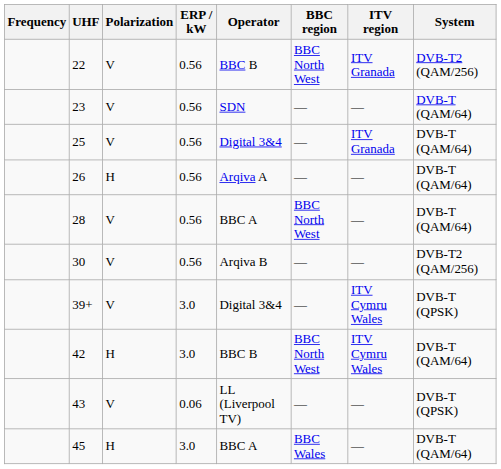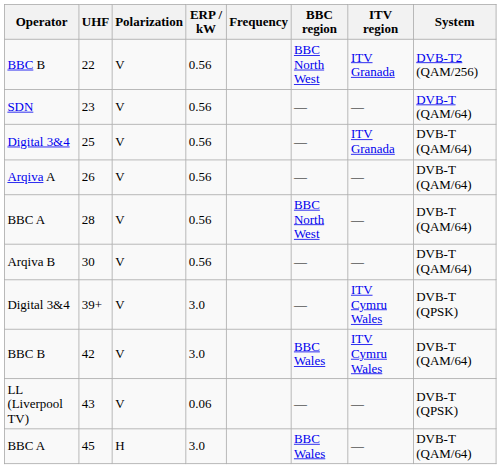columns swapped: (37, 22) <-> (254, 22)
(110, 177) H -> (120, 177) V
(447, 262) DVB-T2 (QAM/256) -> (444, 262) DVB-T (QAM/64)
(110, 354) H -> (120, 354) V
(309, 354) BBC North West -> (310, 354) BBC Wales
